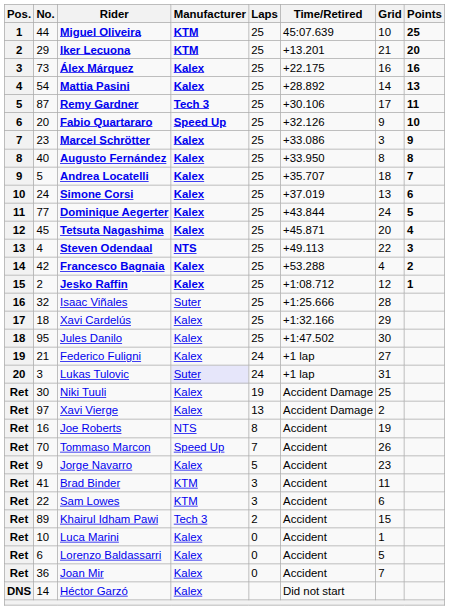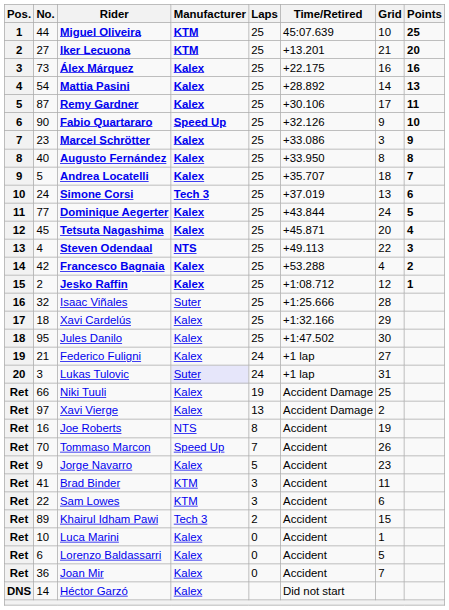(43, 50) 29 -> (43, 50) 27
(191, 104) Tech 3 -> (189, 104) Kalex
(43, 122) 20 -> (43, 122) 90
(189, 194) Kalex -> (191, 194) Tech 3
(43, 393) 30 -> (43, 393) 66
